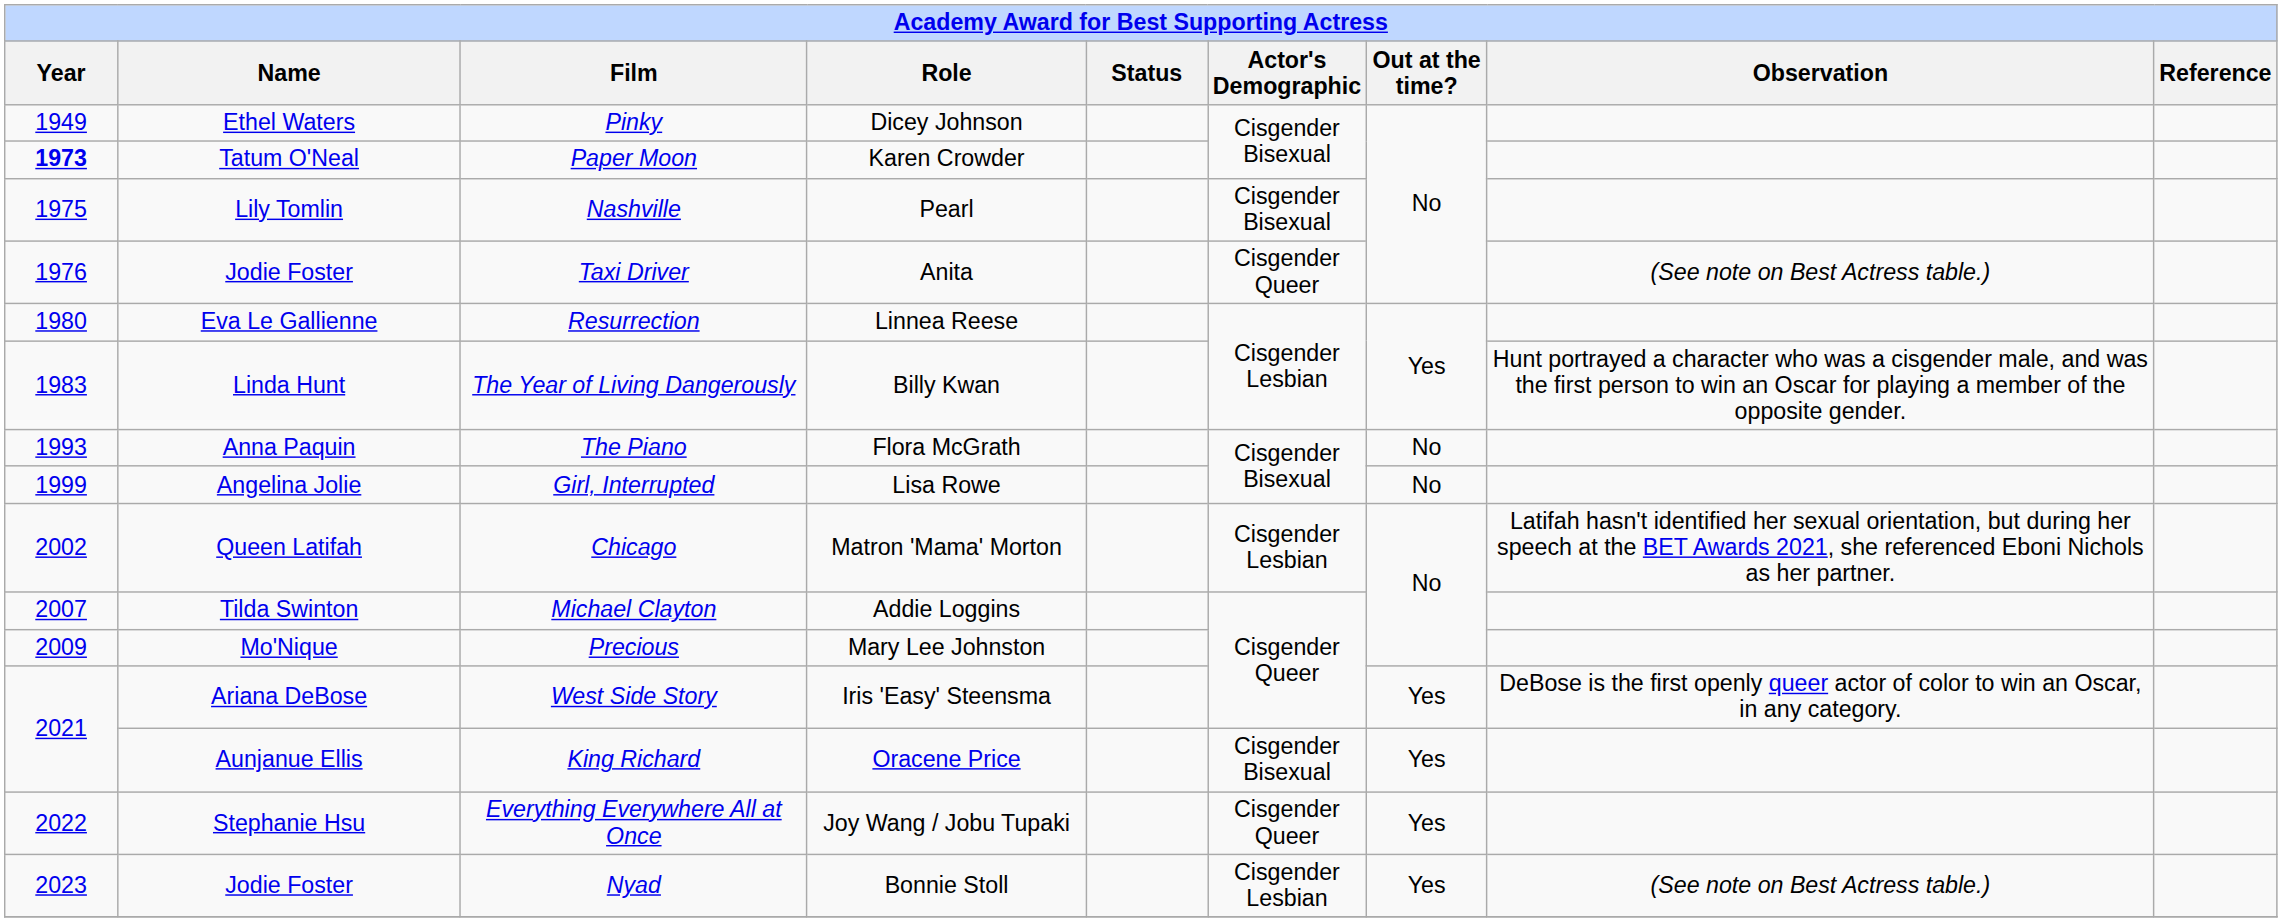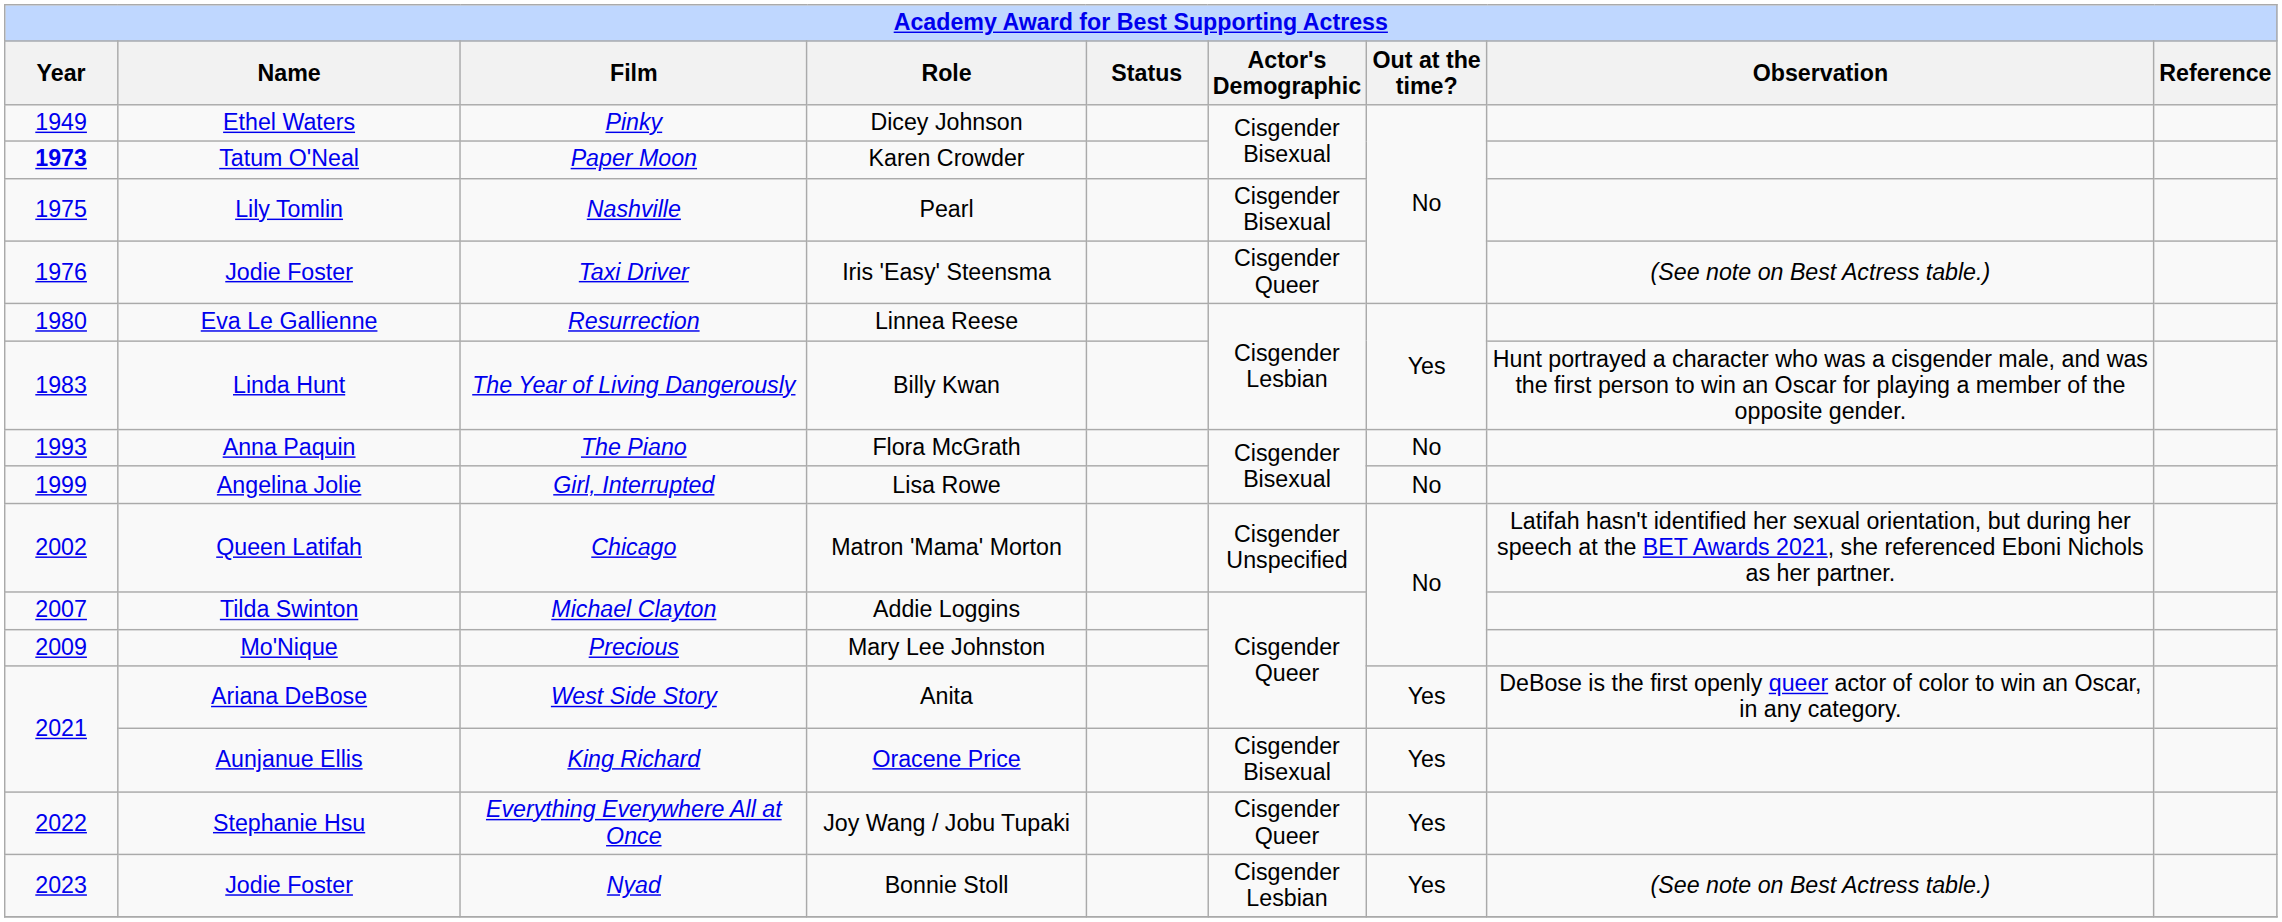(947, 272) Anita -> (947, 272) Iris 'Easy' Steensma
(1287, 547) Cisgender Lesbian -> (1287, 547) Cisgender Unspecified
(947, 696) Iris 'Easy' Steensma -> (947, 696) Anita
